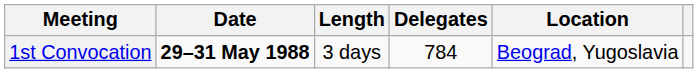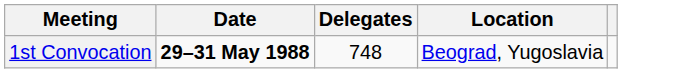- column: (352, 20)
(441, 51) 784 -> (366, 51) 748
